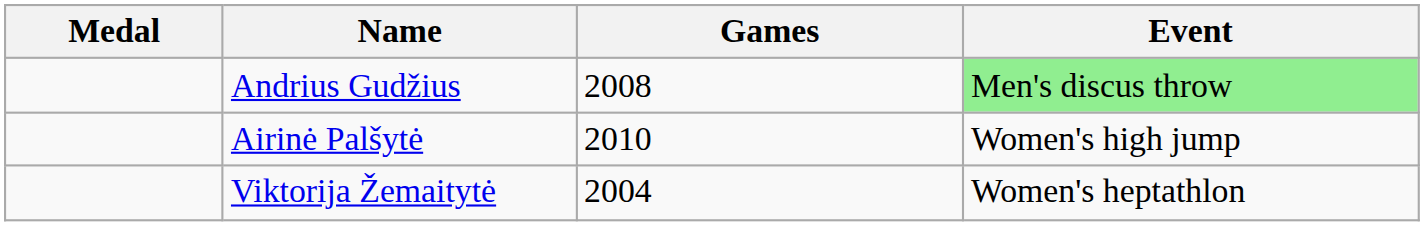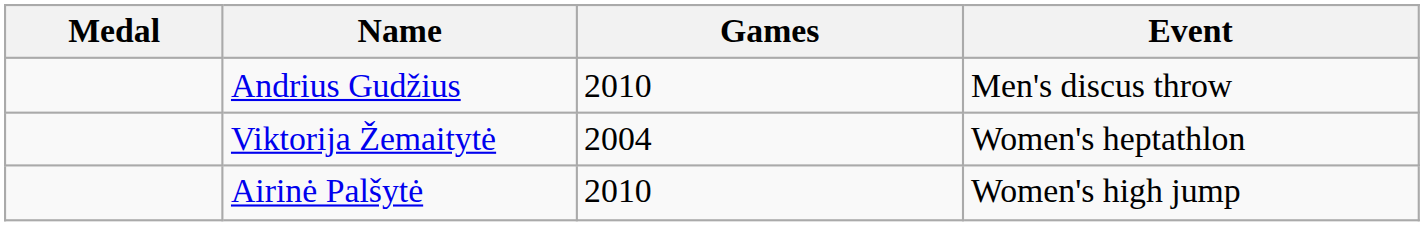(618, 84) 2008 -> (618, 84) 2010
(1102, 84) lightgreen background -> (1102, 84) no background
rows swapped: (364, 191) <-> (327, 138)
